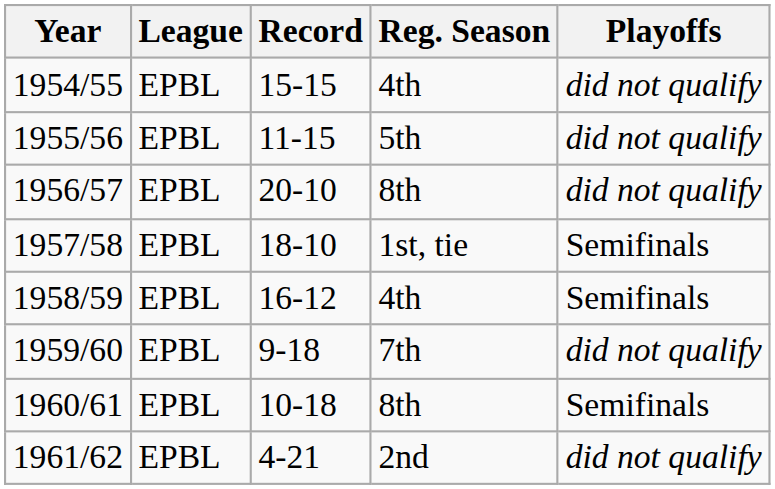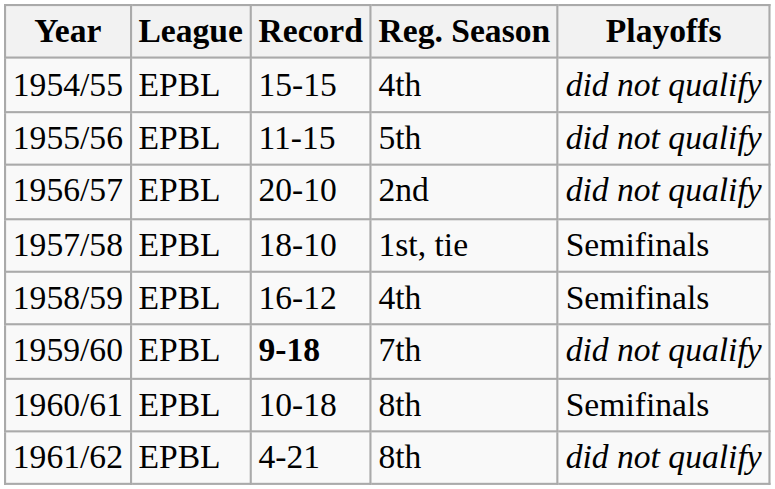(400, 191) 8th -> (404, 191) 2nd
(289, 350) normal -> (289, 350) bold
(404, 457) 2nd -> (400, 457) 8th
